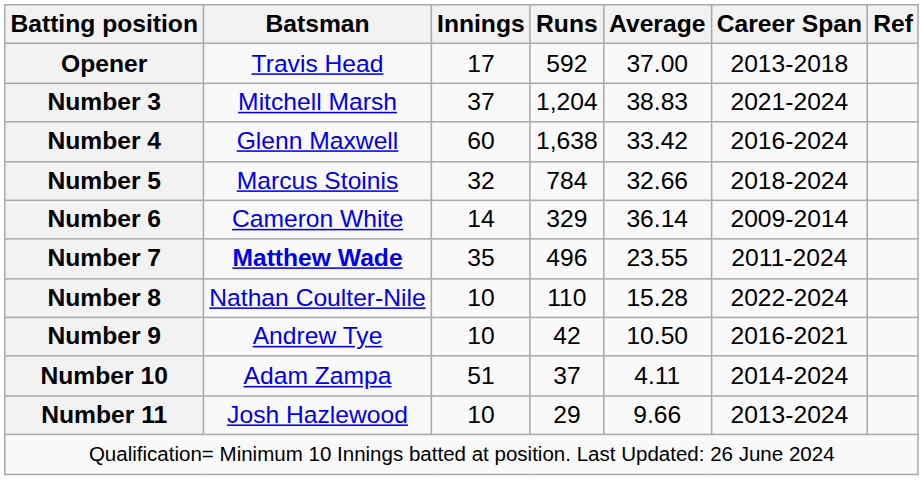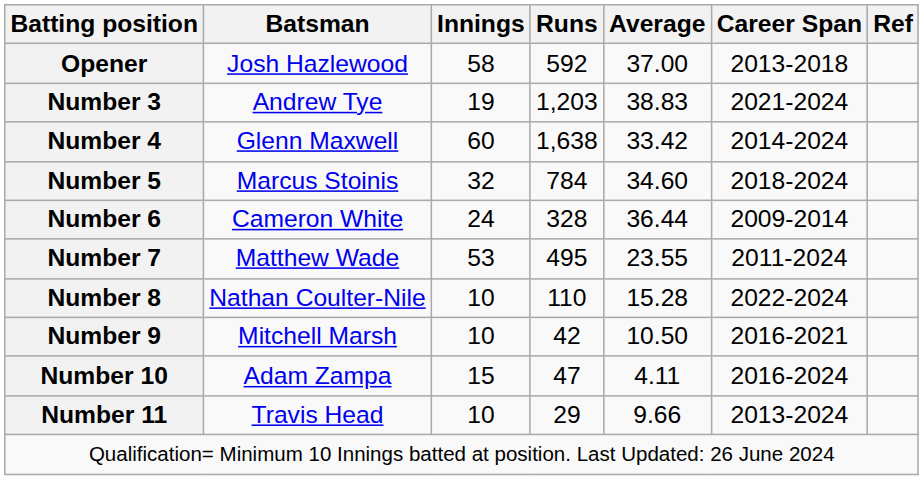(318, 63) Travis Head -> (318, 63) Josh Hazlewood
(481, 63) 17 -> (481, 63) 58
(318, 102) Mitchell Marsh -> (318, 102) Andrew Tye
(481, 102) 37 -> (481, 102) 19
(567, 102) 1,204 -> (567, 102) 1,203
(789, 141) 2016-2024 -> (789, 141) 2014-2024
(657, 180) 32.66 -> (657, 180) 34.60
(481, 219) 14 -> (481, 219) 24
(567, 219) 329 -> (567, 219) 328
(657, 219) 36.14 -> (657, 219) 36.44
(318, 258) bold -> (318, 258) normal
(481, 258) 35 -> (481, 258) 53
(567, 258) 496 -> (567, 258) 495
(318, 336) Andrew Tye -> (318, 336) Mitchell Marsh
(481, 375) 51 -> (481, 375) 15
(567, 375) 37 -> (567, 375) 47
(789, 375) 2014-2024 -> (789, 375) 2016-2024
(318, 414) Josh Hazlewood -> (318, 414) Travis Head
